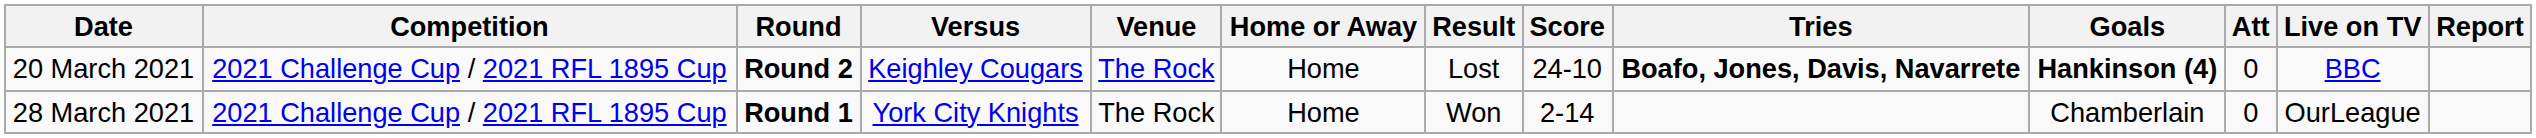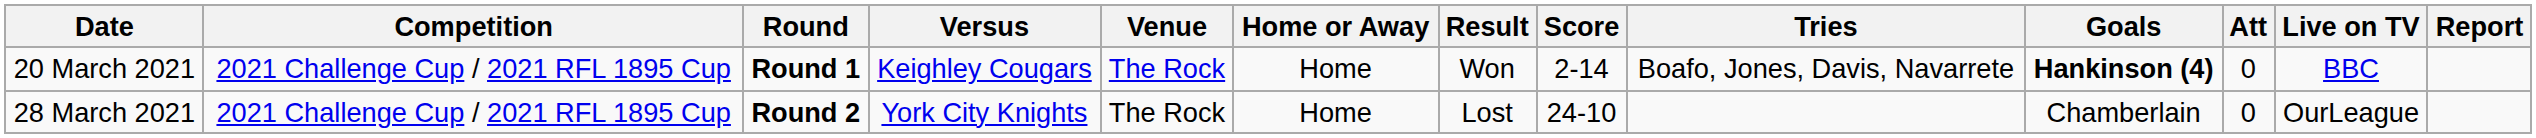(798, 69) Round 2 -> (806, 69) Round 1
(1474, 69) Lost -> (1487, 69) Won
(1567, 69) 24-10 -> (1582, 69) 2-14
(1821, 69) bold -> (1826, 69) normal
(798, 112) Round 1 -> (806, 112) Round 2
(1474, 112) Won -> (1487, 112) Lost
(1567, 112) 2-14 -> (1582, 112) 24-10
